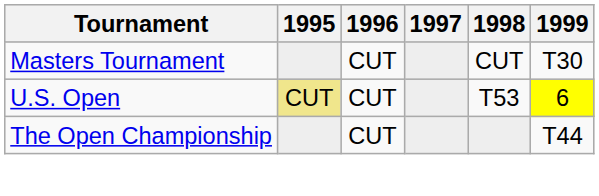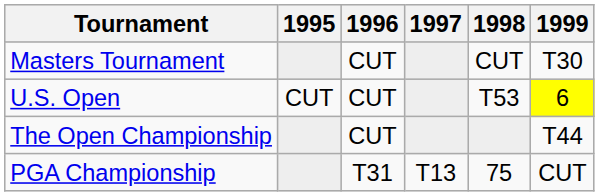(309, 98) khaki background -> (309, 98) no background
+ row: (113, 173)
